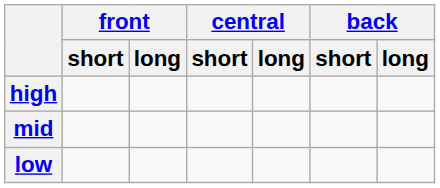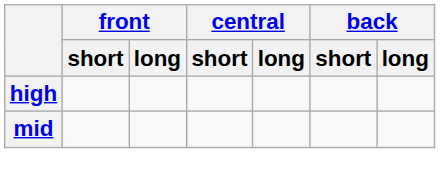- row: (33, 164)
